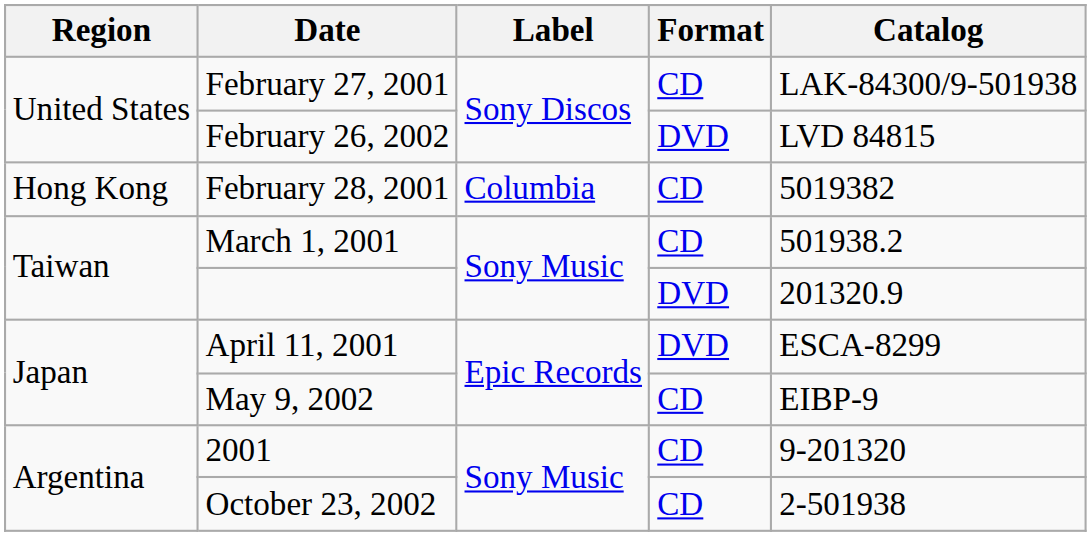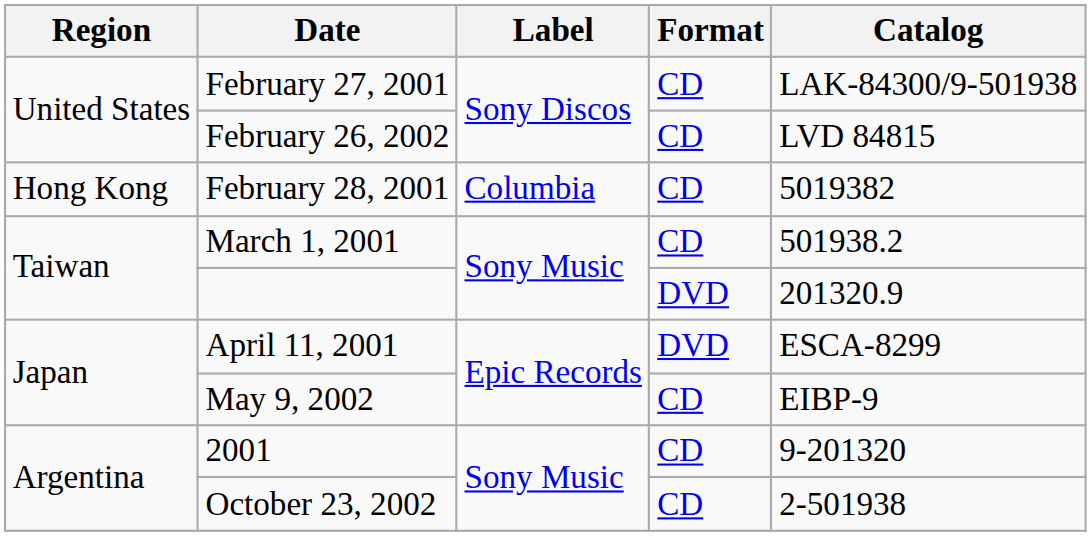(693, 135) DVD -> (680, 135) CD
